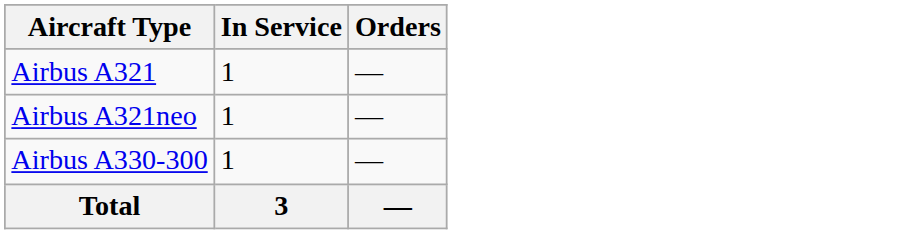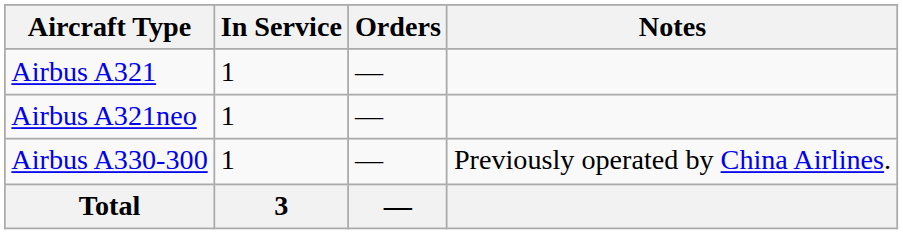+ column: (672, 26)
